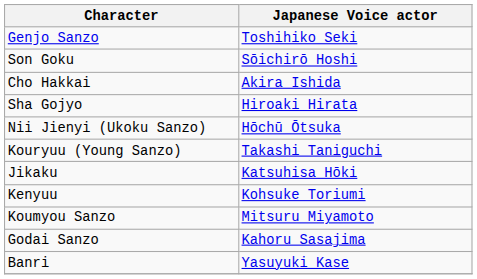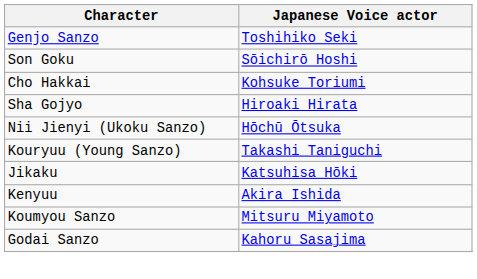(291, 83) Akira Ishida -> (304, 83) Kohsuke Toriumi
(304, 195) Kohsuke Toriumi -> (291, 195) Akira Ishida
- row: (28, 263)
